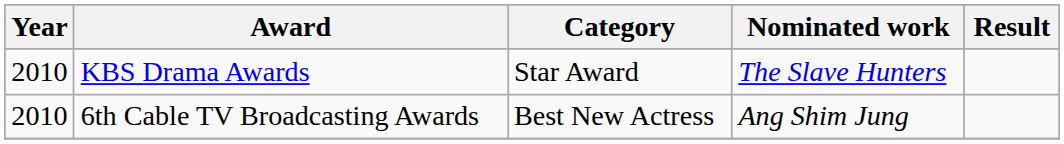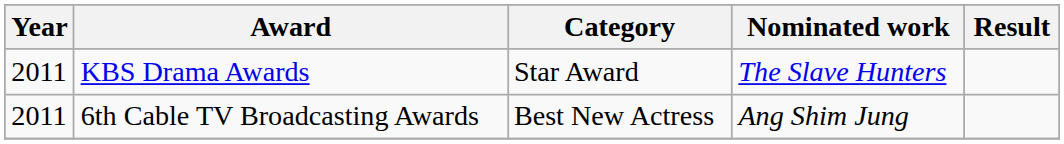(40, 71) 2010 -> (39, 71) 2011
(40, 116) 2010 -> (39, 116) 2011
